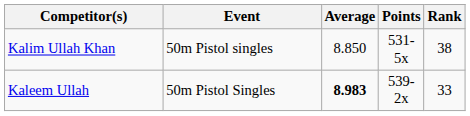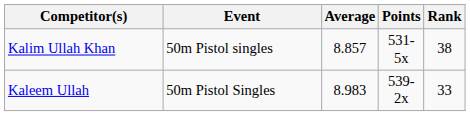(350, 49) 8.850 -> (350, 49) 8.857
(350, 90) bold -> (350, 90) normal
